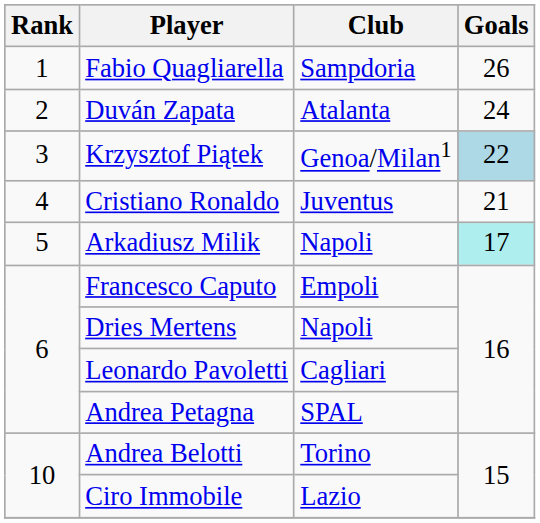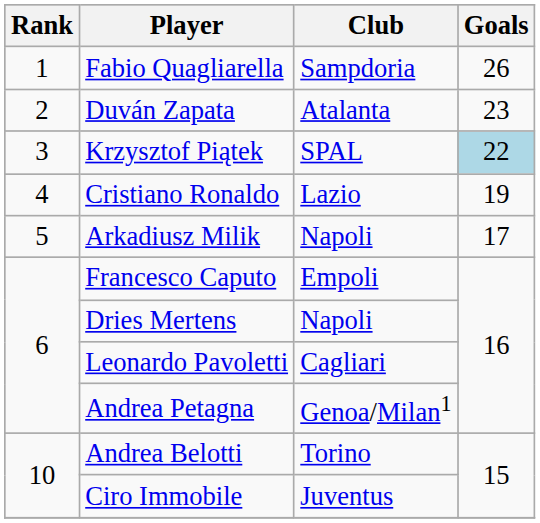(496, 109) 24 -> (496, 109) 23
(376, 155) Genoa/Milan1 -> (332, 151) SPAL
(347, 201) Juventus -> (331, 194) Lazio
(496, 201) 21 -> (496, 194) 19
(496, 243) paleturquoise background -> (496, 236) no background
(332, 411) SPAL -> (376, 408) Genoa/Milan1
(331, 496) Lazio -> (347, 496) Juventus
